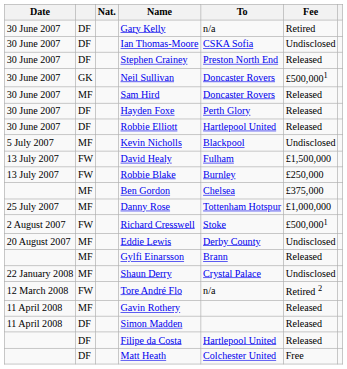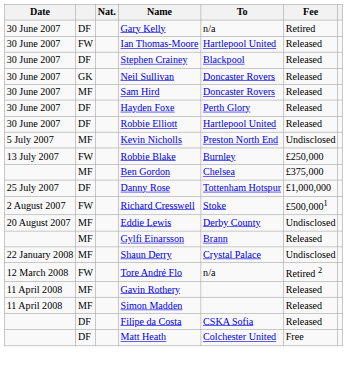(84, 44) DF -> (85, 44) FW
(228, 44) CSKA Sofia -> (240, 44) Hartlepool United
(311, 44) Undisclosed -> (304, 44) Released
(241, 60) Preston North End -> (224, 60) Blackpool
(307, 77) £500,0001 -> (304, 76) Released
(224, 143) Blackpool -> (241, 140) Preston North End
- row: (146, 159)
(85, 207) MF -> (84, 188) DF
(84, 324) DF -> (85, 305) MF
(240, 340) Hartlepool United -> (228, 321) CSKA Sofia
